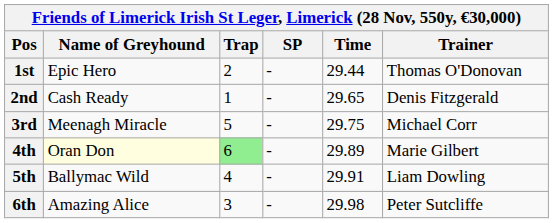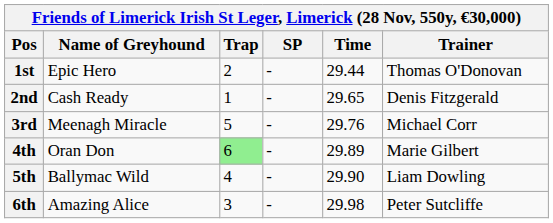(345, 124) 29.75 -> (345, 124) 29.76
(81, 151) lightyellow background -> (81, 151) no background
(345, 177) 29.91 -> (345, 177) 29.90
